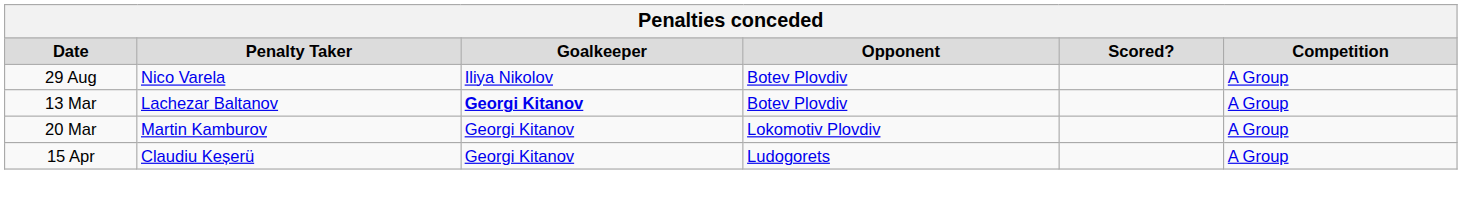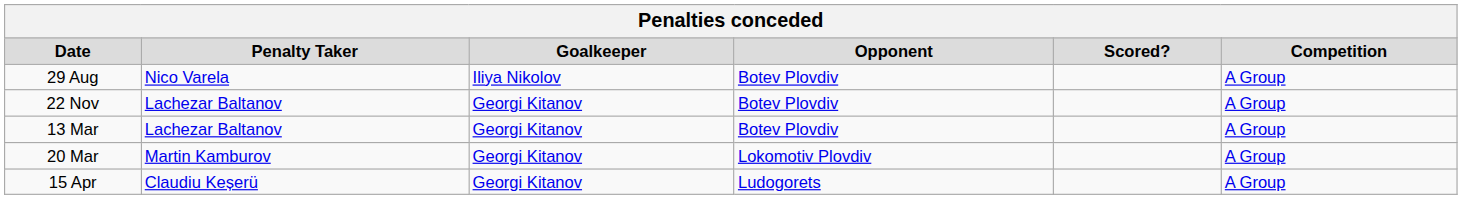+ row: (73, 104)
(524, 104) bold -> (527, 130) normal
